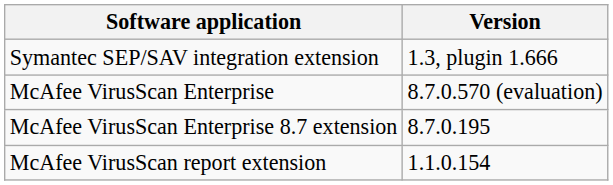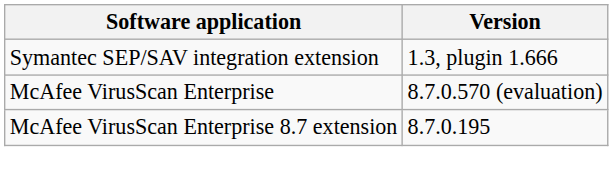- row: (168, 162)
